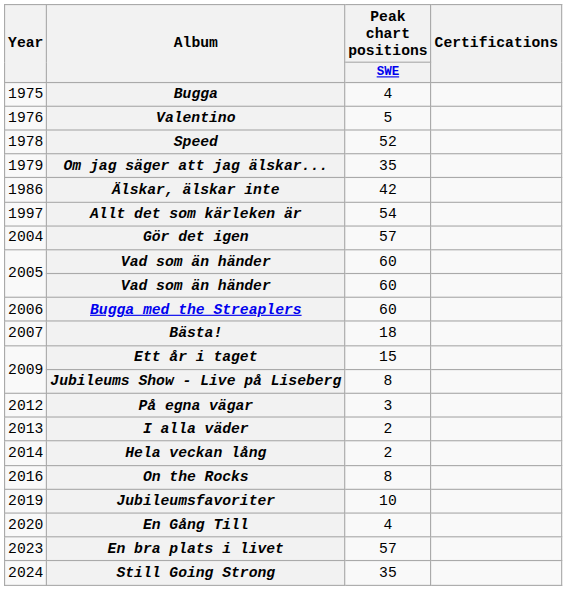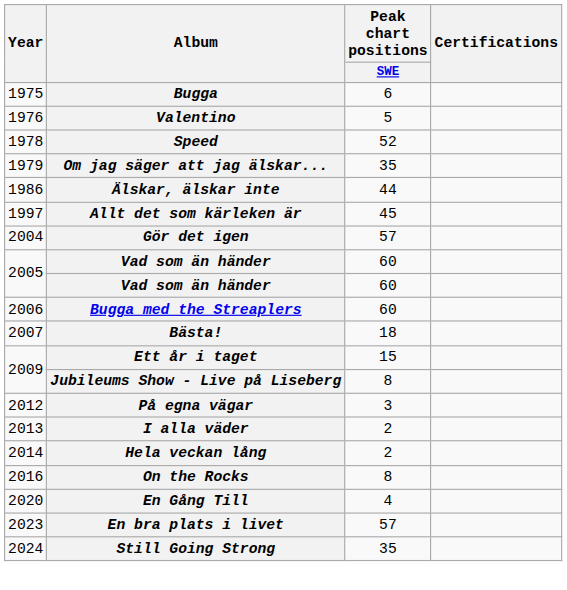(388, 94) 4 -> (388, 94) 6
(388, 190) 42 -> (388, 190) 44
(388, 214) 54 -> (388, 214) 45
- row: (26, 501)
